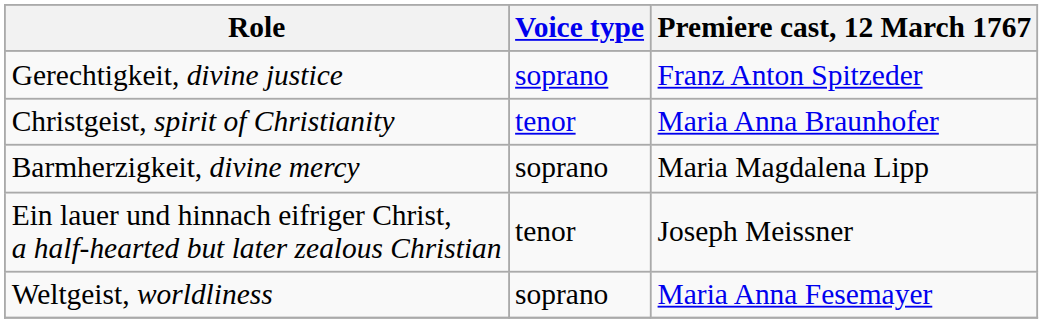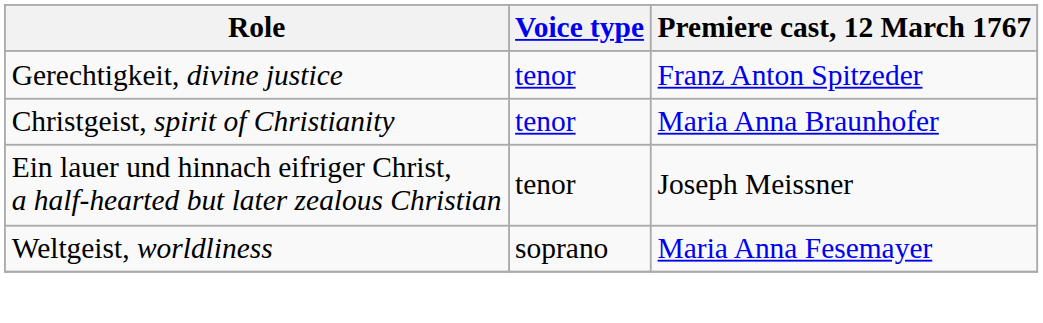(562, 74) soprano -> (545, 74) tenor
- row: (186, 167)
